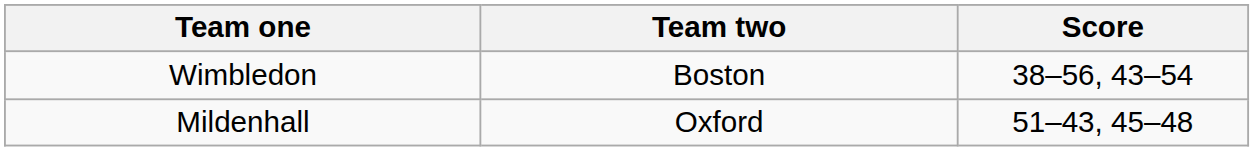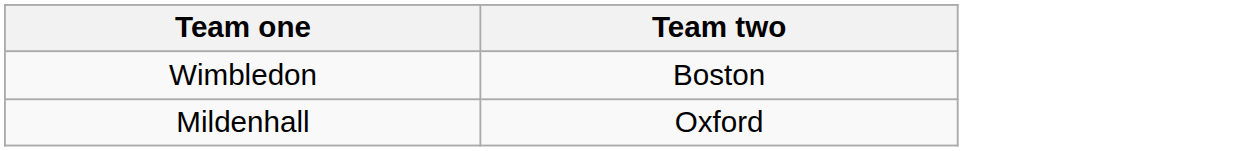- column: (1103, 27)
